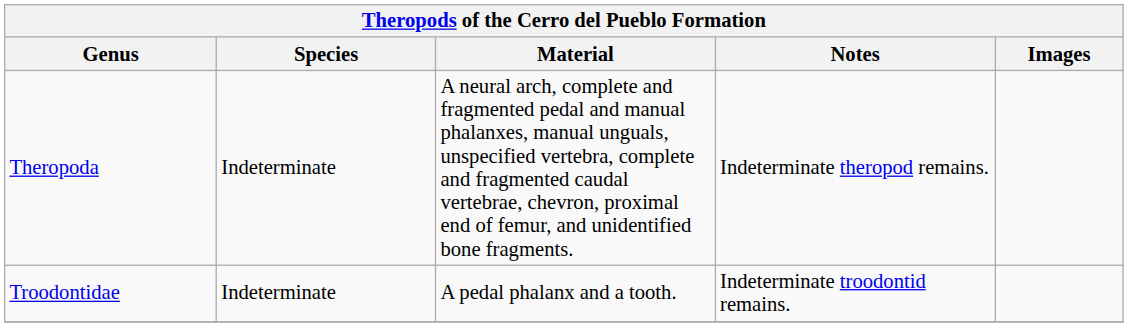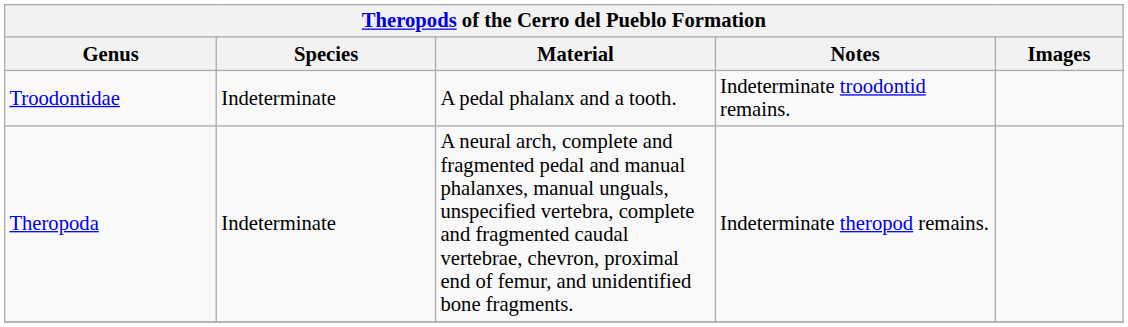rows swapped: (54, 167) <-> (65, 293)
